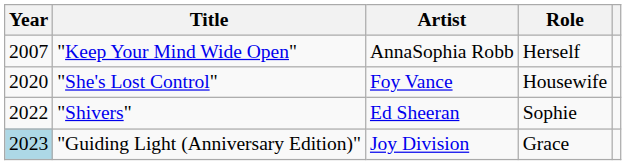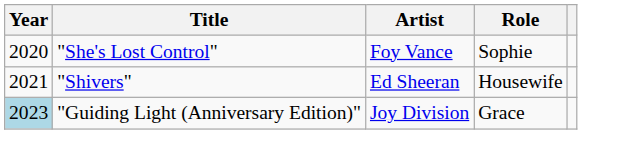- row: (177, 50)
(565, 81) Housewife -> (505, 50) Sophie
(29, 112) 2022 -> (29, 81) 2021
(550, 112) Sophie -> (520, 81) Housewife
